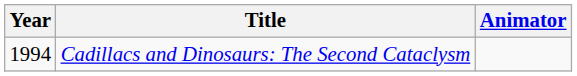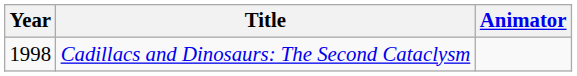(30, 53) 1994 -> (30, 53) 1998
